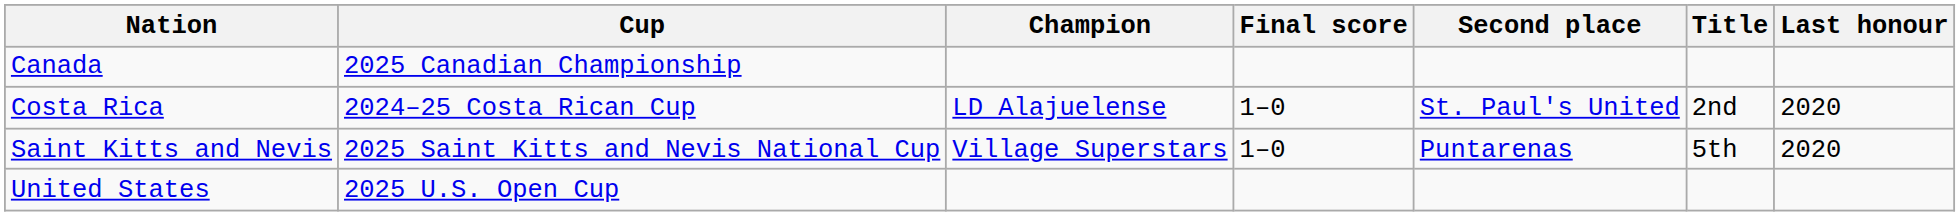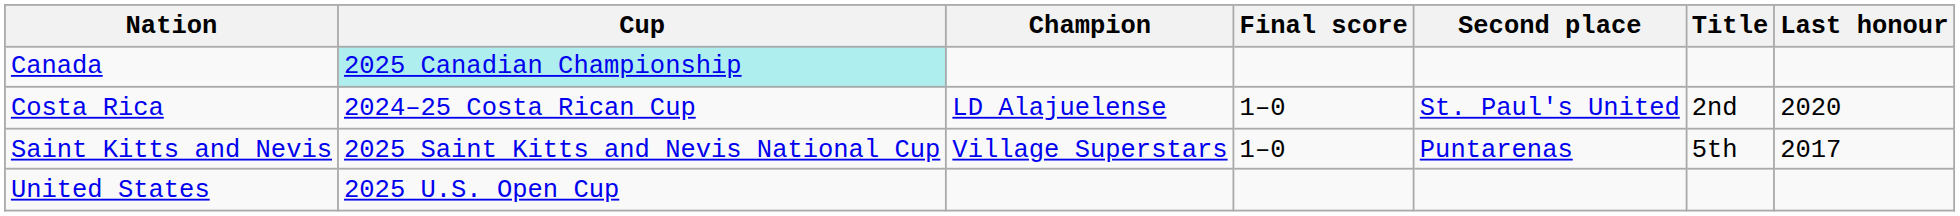(543, 67) no background -> (543, 67) paleturquoise background
(1811, 149) 2020 -> (1811, 149) 2017
